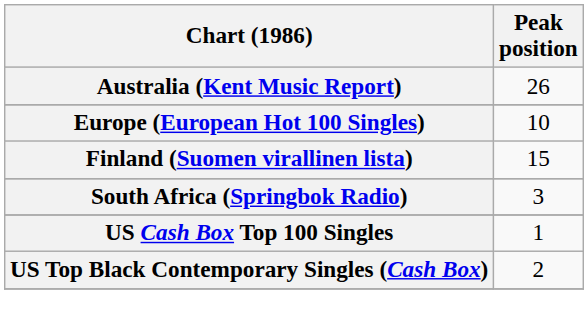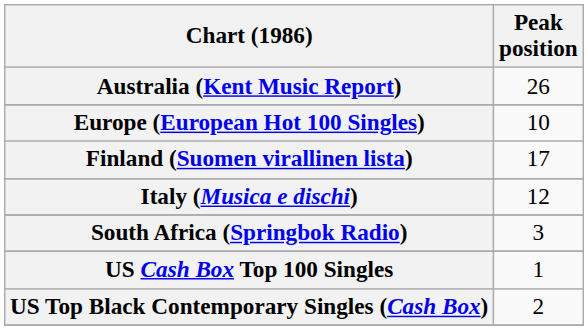(538, 159) 15 -> (538, 159) 17
+ row: (249, 196)
